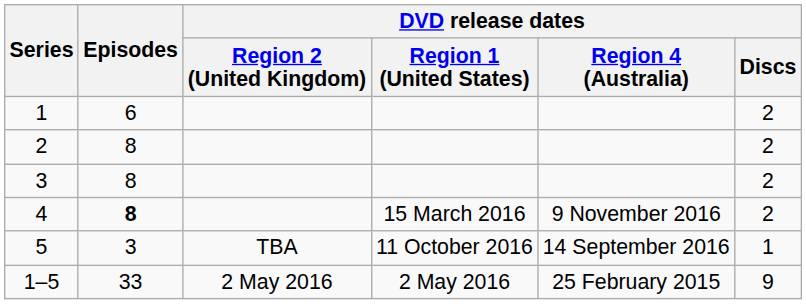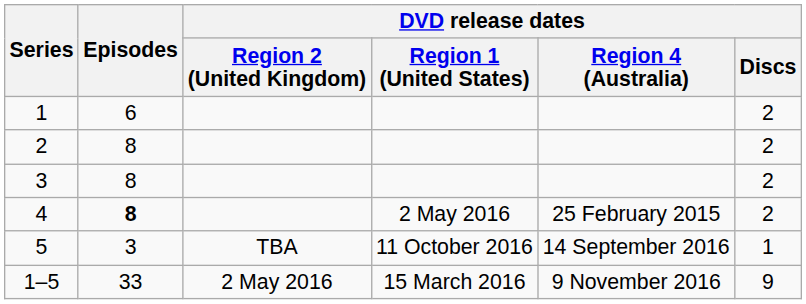(454, 214) 15 March 2016 -> (454, 214) 2 May 2016
(636, 214) 9 November 2016 -> (636, 214) 25 February 2015
(454, 281) 2 May 2016 -> (454, 281) 15 March 2016
(636, 281) 25 February 2015 -> (636, 281) 9 November 2016
